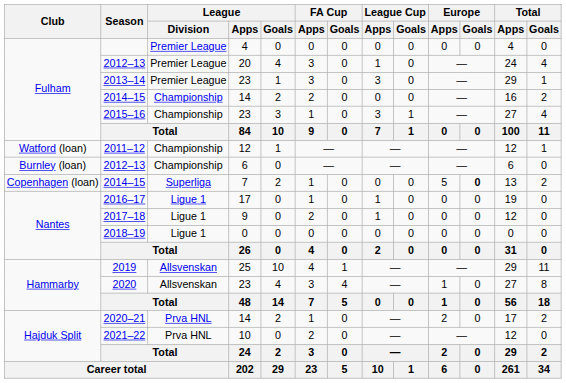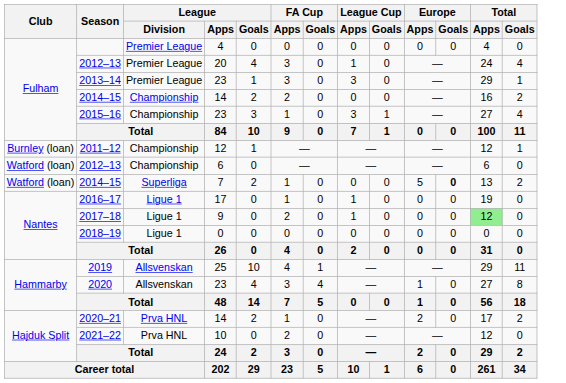(53, 149) Watford (loan) -> (41, 149) Burnley (loan)
(53, 166) Burnley (loan) -> (41, 166) Watford (loan)
(53, 183) Copenhagen (loan) -> (41, 183) Watford (loan)
(511, 217) no background -> (486, 217) lightgreen background
